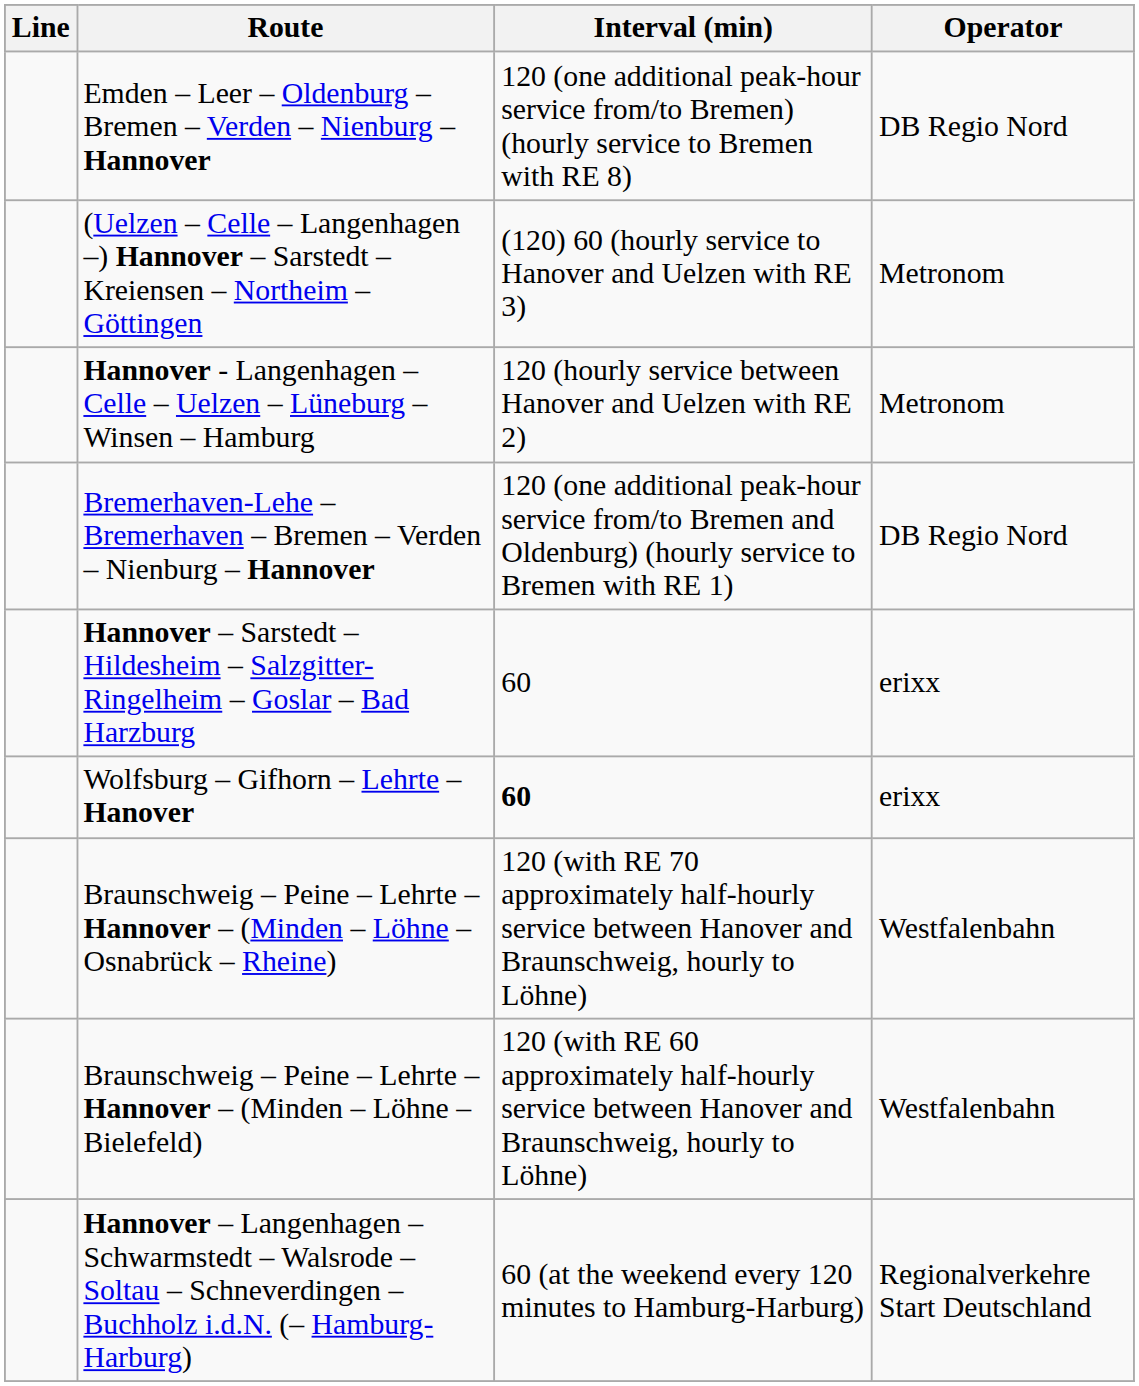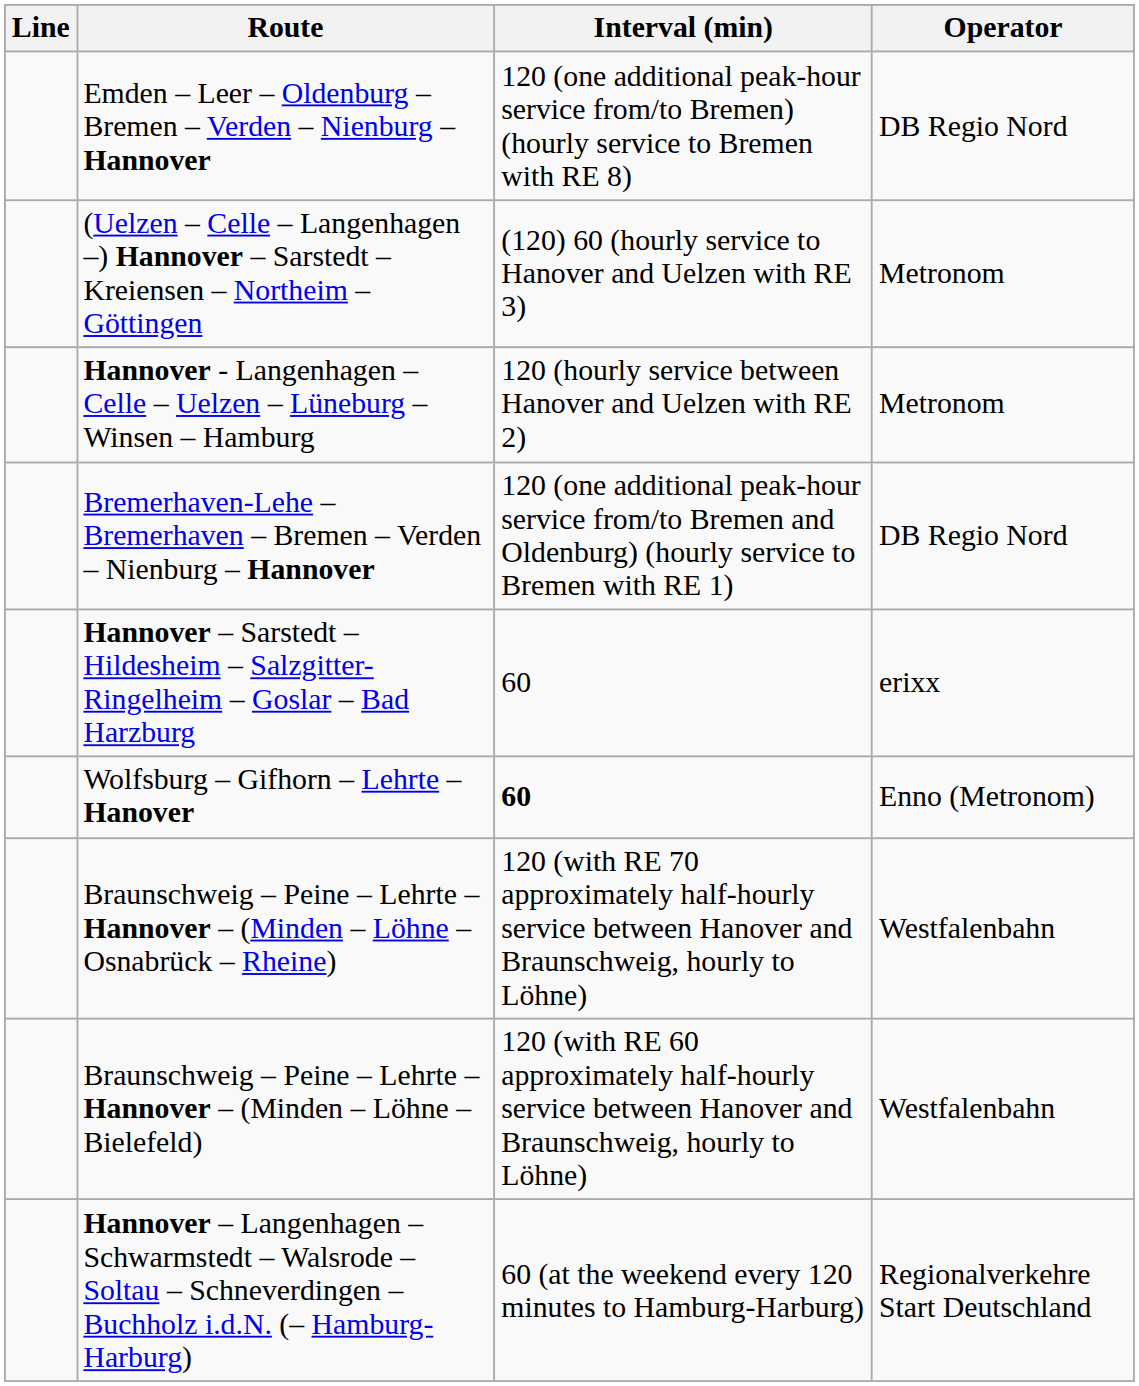(910, 796) erixx -> (987, 796) Enno (Metronom)
